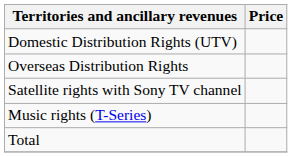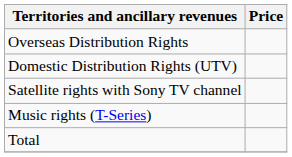rows swapped: (123, 41) <-> (98, 66)
